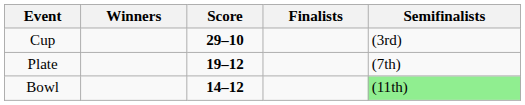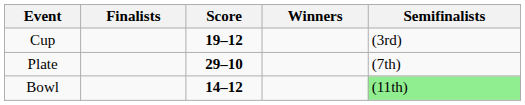columns swapped: (134, 16) <-> (316, 16)
(225, 40) 29–10 -> (224, 40) 19–12
(225, 64) 19–12 -> (224, 64) 29–10
